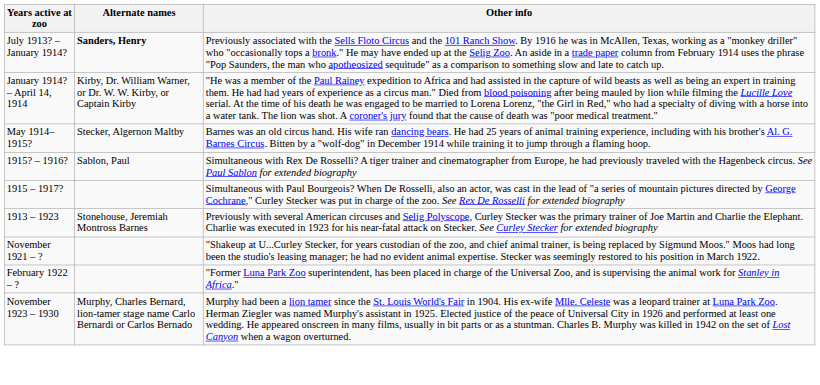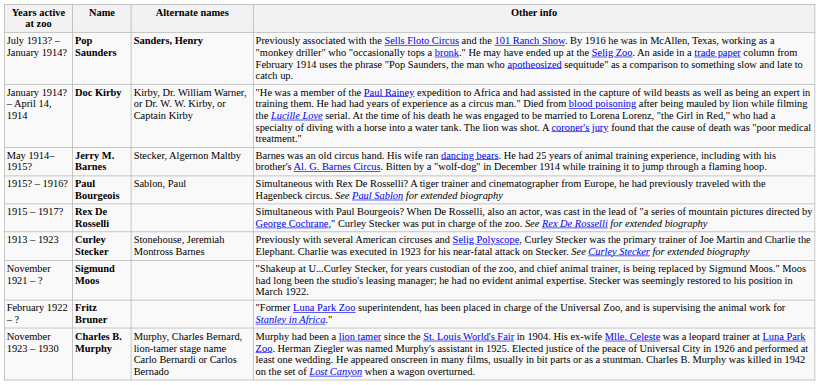+ column: (102, 12)
